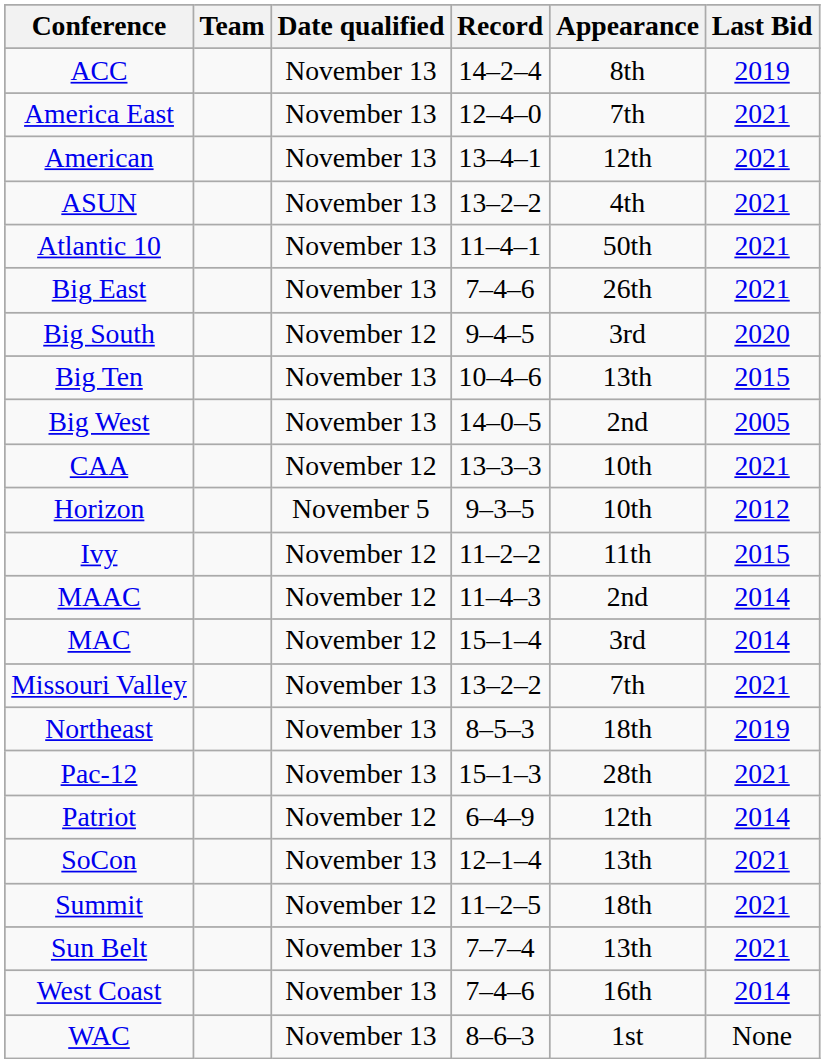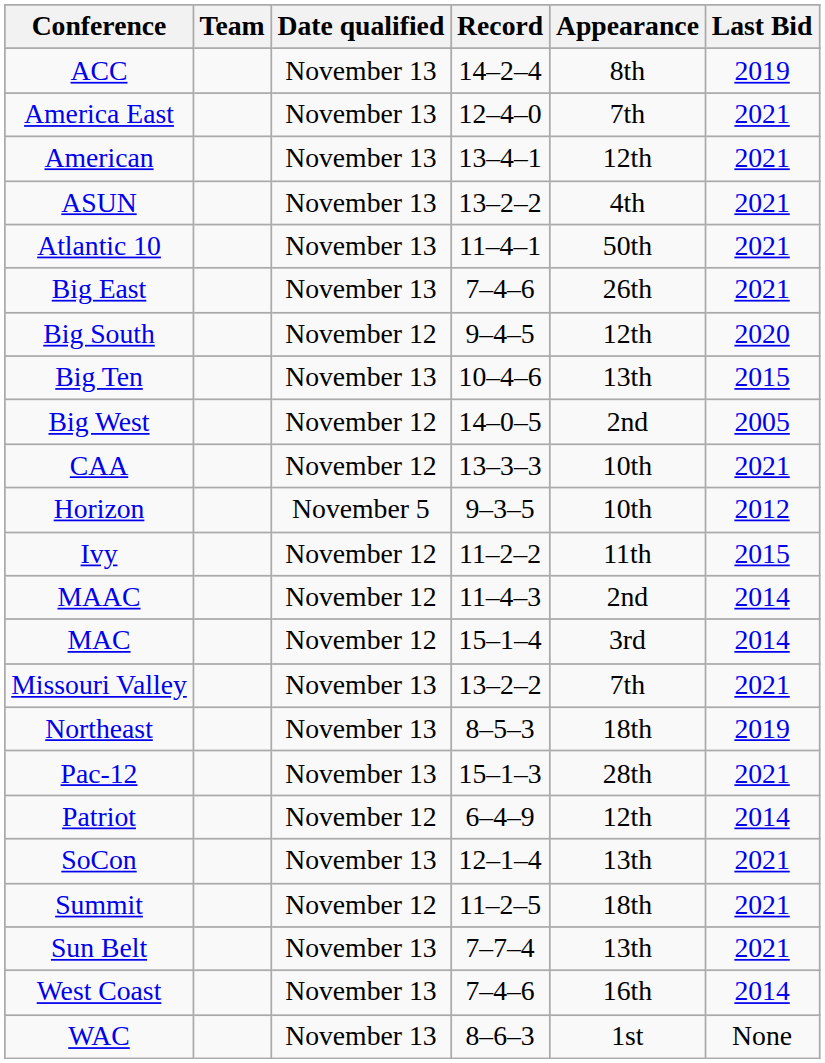(627, 333) 3rd -> (627, 333) 12th
(361, 421) November 13 -> (361, 421) November 12
